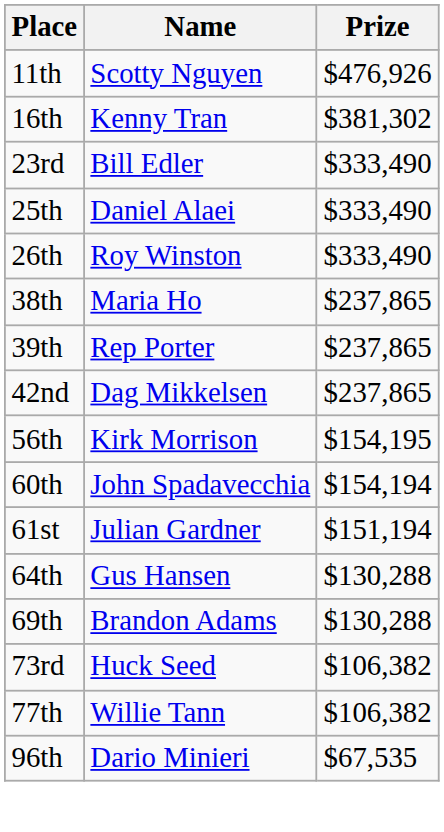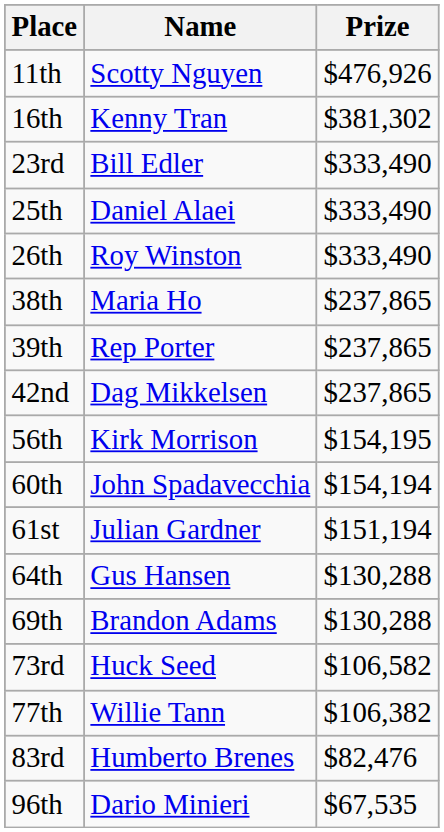(378, 666) $106,382 -> (378, 666) $106,582
+ row: (38, 758)
